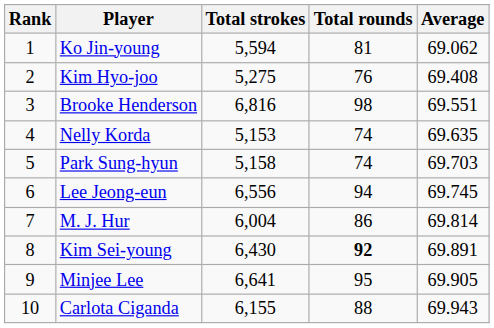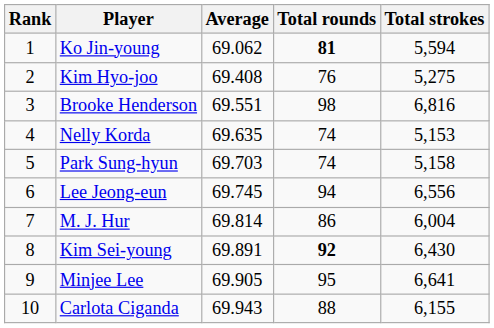columns swapped: (255, 18) <-> (453, 18)
(363, 47) normal -> (327, 47) bold
